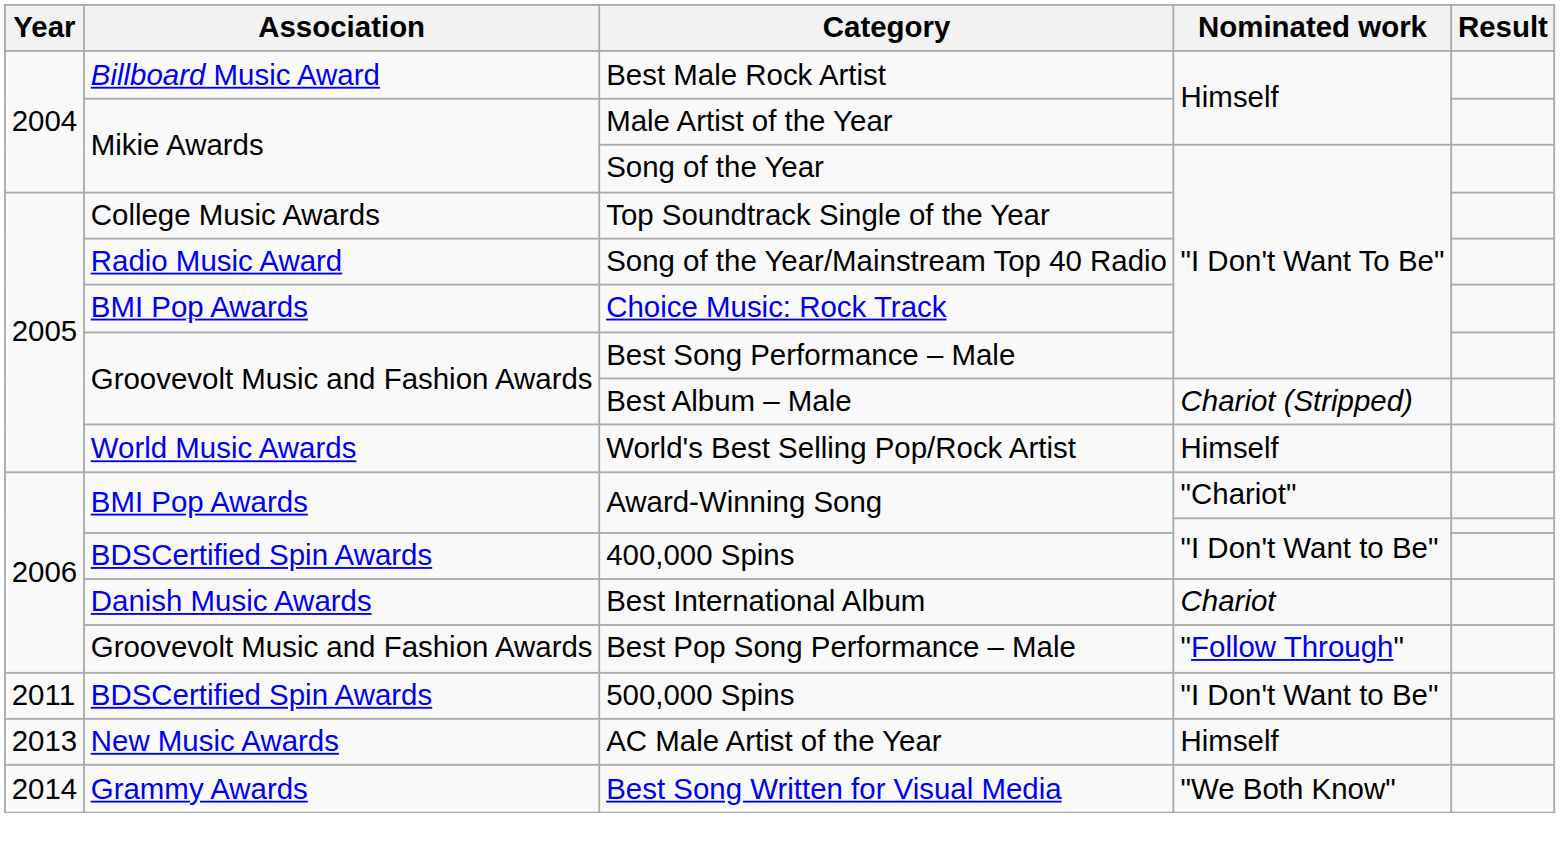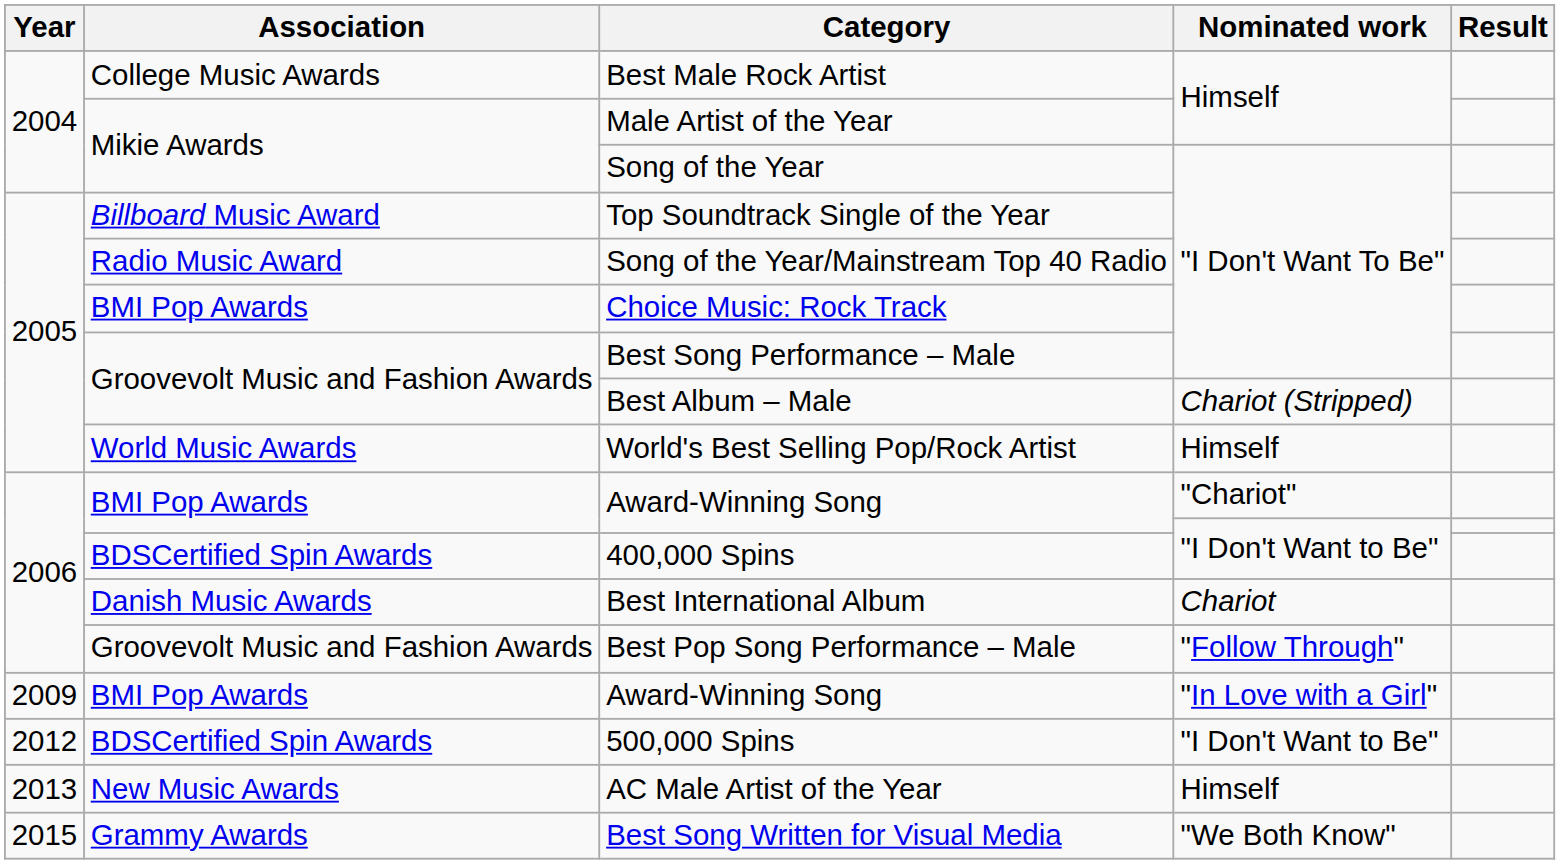(235, 74) Billboard Music Award -> (235, 74) College Music Awards
(235, 214) College Music Awards -> (235, 214) Billboard Music Award
+ row: (744, 695)
(43, 695) 2011 -> (44, 741) 2012
(44, 788) 2014 -> (44, 835) 2015
